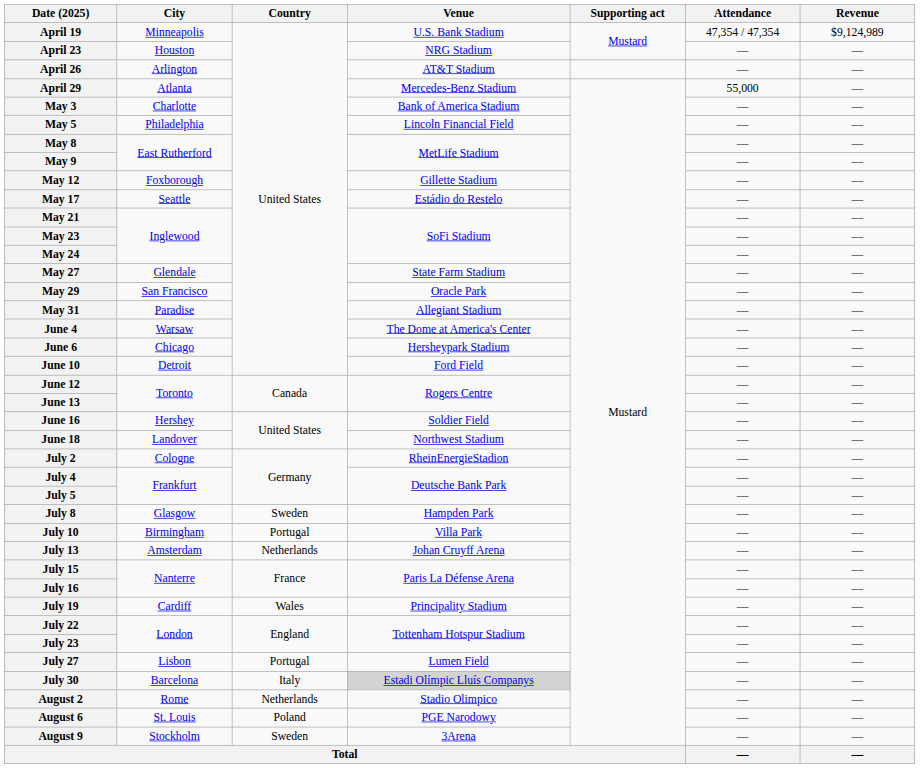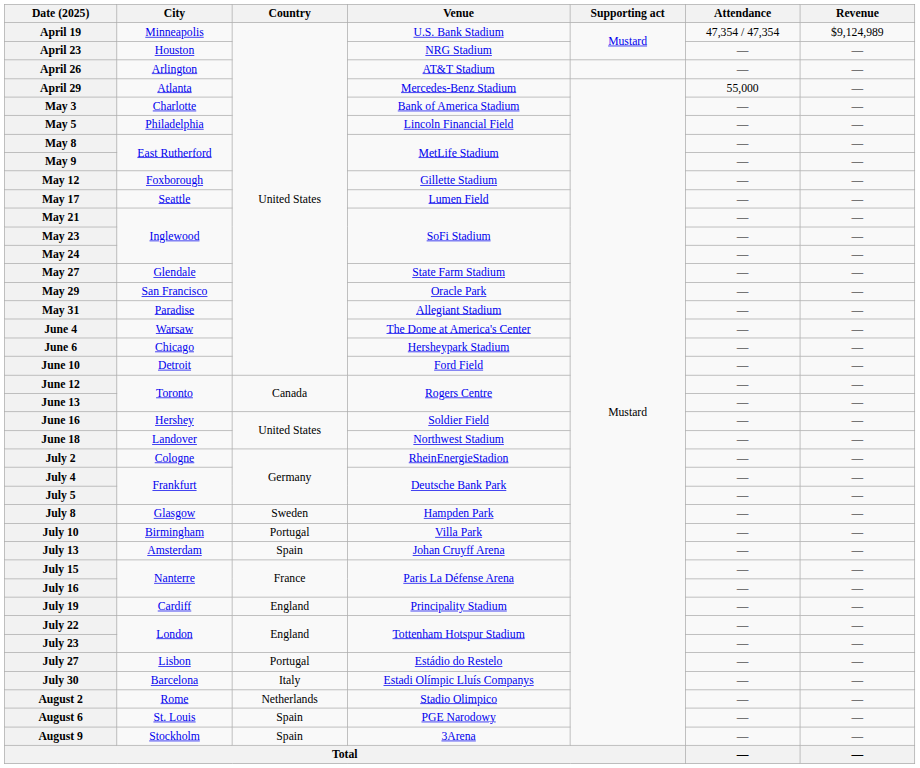(459, 198) Estádio do Restelo -> (459, 198) Lumen Field
(290, 550) Netherlands -> (290, 550) Spain
(290, 606) Wales -> (290, 606) England
(459, 662) Lumen Field -> (459, 662) Estádio do Restelo
(459, 680) lightgrey background -> (459, 680) no background
(290, 717) Poland -> (290, 717) Spain
(290, 736) Sweden -> (290, 736) Spain
